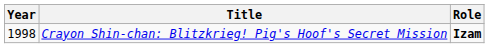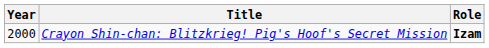(22, 33) 1998 -> (22, 33) 2000
